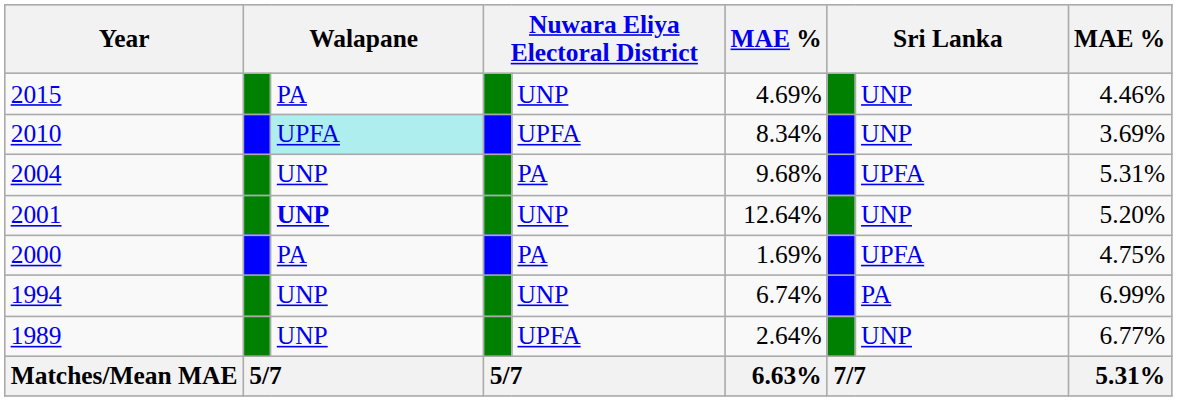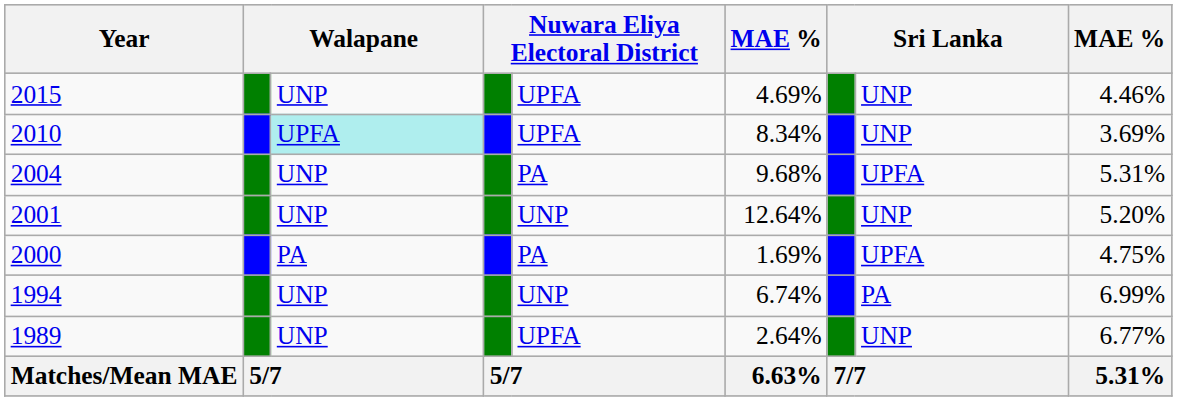(292, 93) PA -> (302, 93) UNP
(543, 93) UNP -> (549, 93) UPFA
(303, 214) bold -> (302, 214) normal
